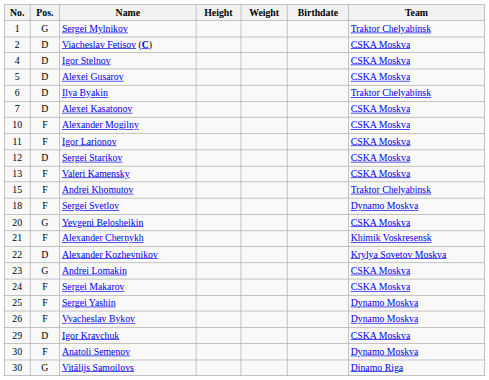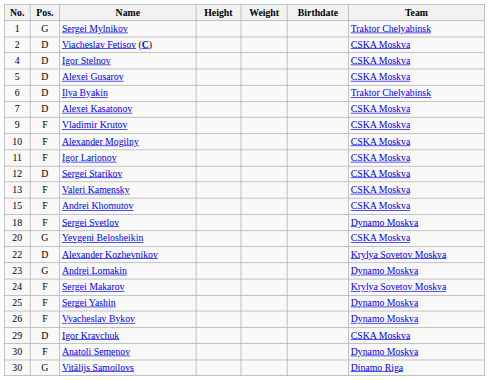+ row: (95, 126)
(391, 190) Traktor Chelyabinsk -> (380, 206) CSKA Moskva
- row: (103, 239)
(380, 271) CSKA Moskva -> (385, 271) Dynamo Moskva
(380, 287) CSKA Moskva -> (399, 287) Krylya Sovetov Moskva
